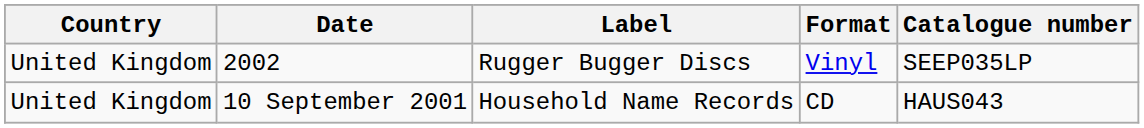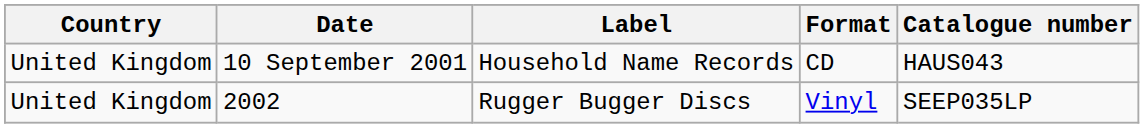rows swapped: (345, 102) <-> (252, 63)
